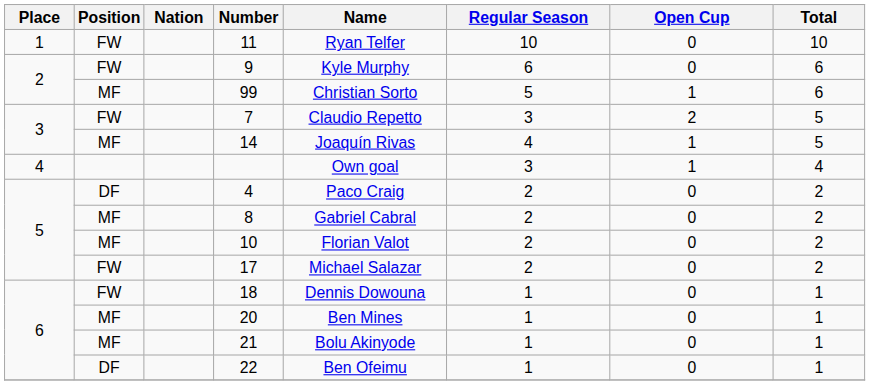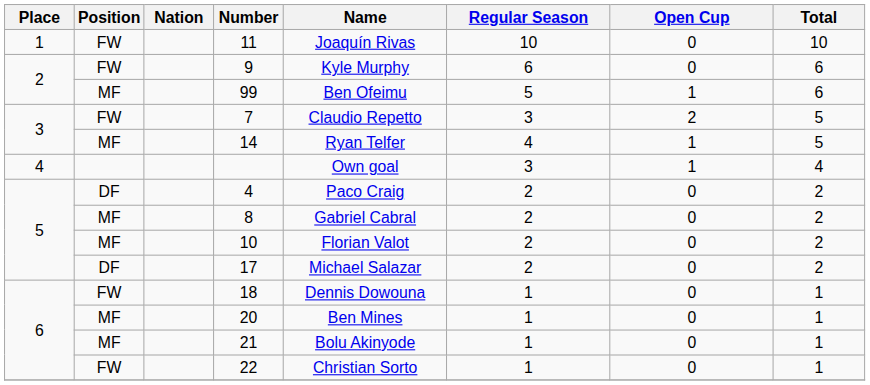(365, 42) Ryan Telfer -> (365, 42) Joaquín Rivas
(365, 92) Christian Sorto -> (365, 92) Ben Ofeimu
(365, 142) Joaquín Rivas -> (365, 142) Ryan Telfer
(109, 267) FW -> (109, 267) DF
(109, 368) DF -> (109, 368) FW
(365, 368) Ben Ofeimu -> (365, 368) Christian Sorto
